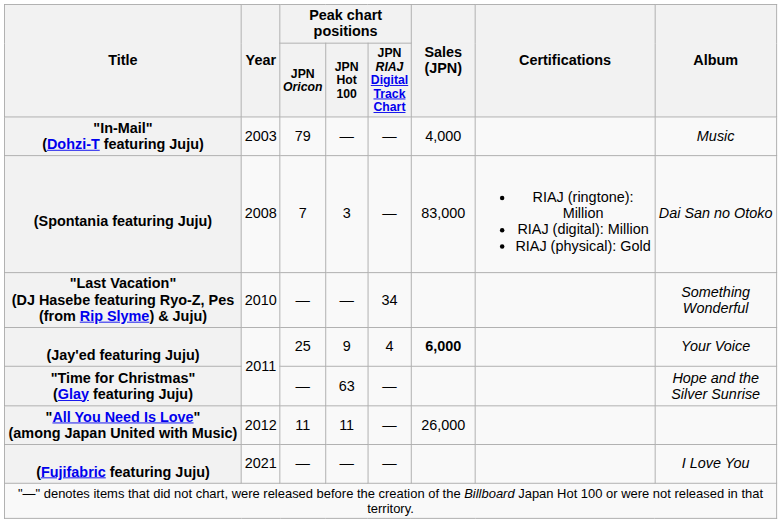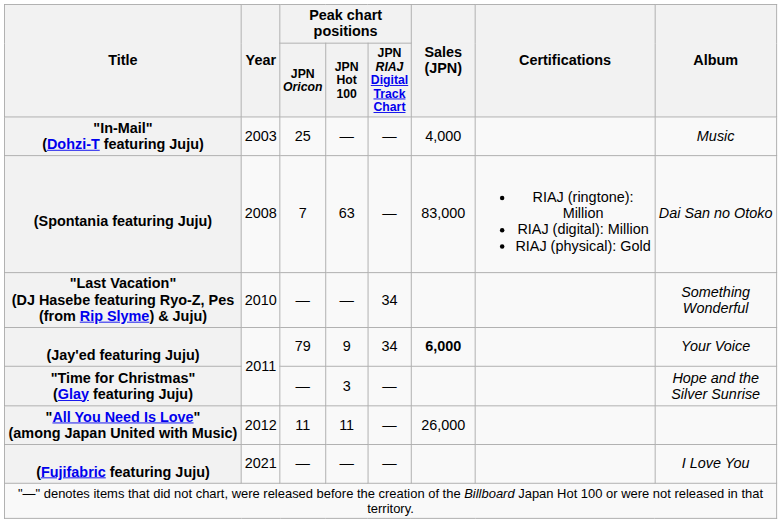(303, 136) 79 -> (303, 136) 25
(347, 214) 3 -> (347, 214) 63
(303, 347) 25 -> (303, 347) 79
(389, 347) 4 -> (389, 347) 34
(347, 386) 63 -> (347, 386) 3
